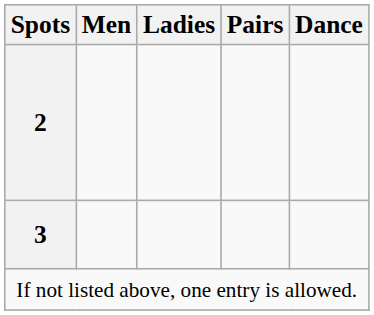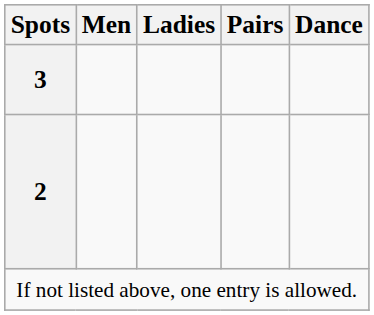rows swapped: (40, 234) <-> (40, 122)
